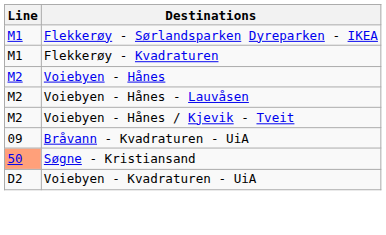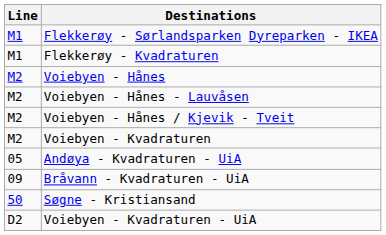+ row: (127, 138)
+ row: (143, 159)
(15, 159) lightsalmon background -> (15, 200) no background
